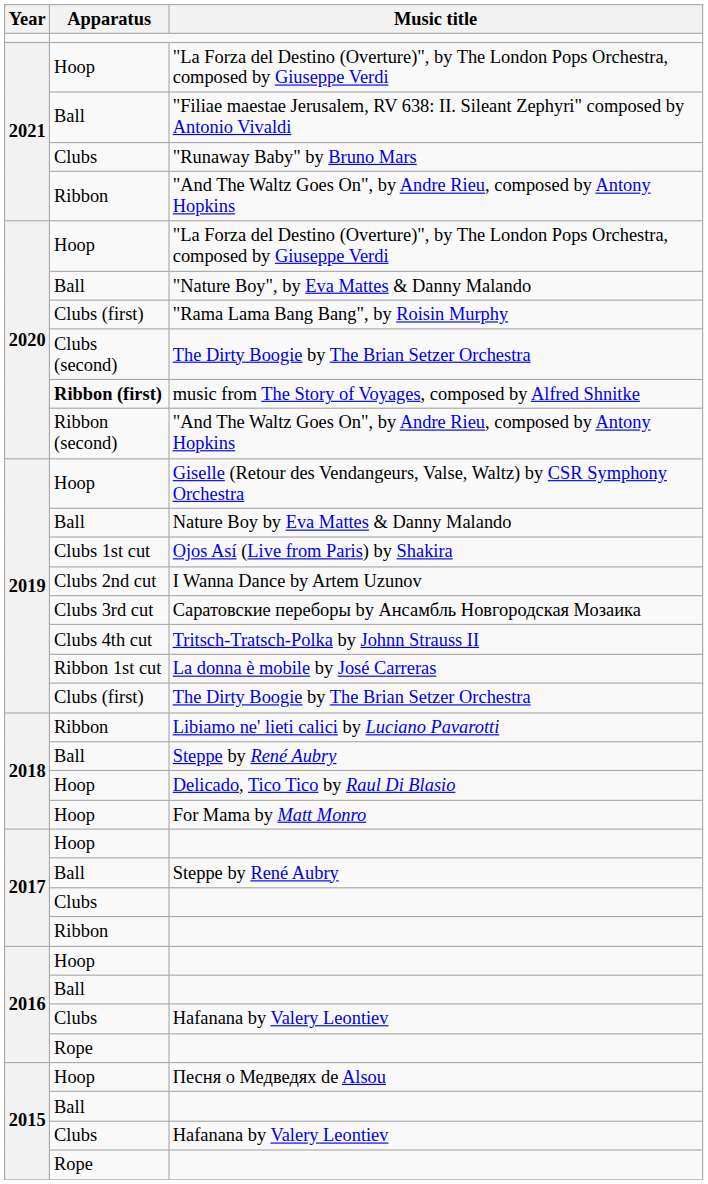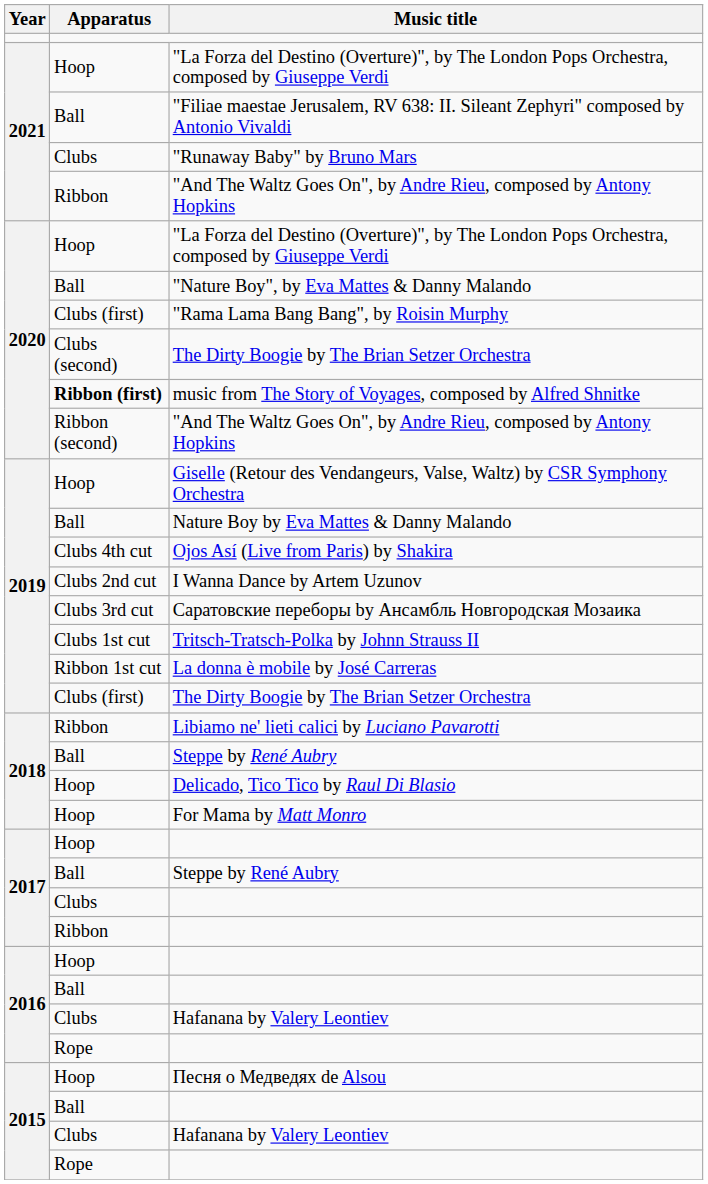(102, 551) Clubs 1st cut -> (103, 551) Clubs 4th cut
(103, 639) Clubs 4th cut -> (102, 639) Clubs 1st cut
